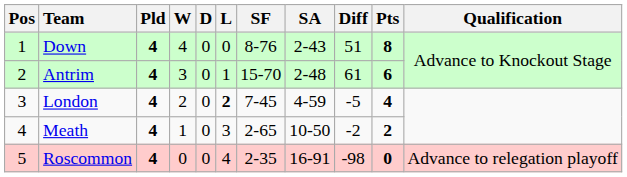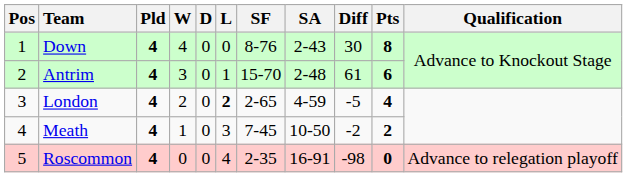(353, 46) 51 -> (353, 46) 30
(261, 102) 7-45 -> (261, 102) 2-65
(261, 130) 2-65 -> (261, 130) 7-45
